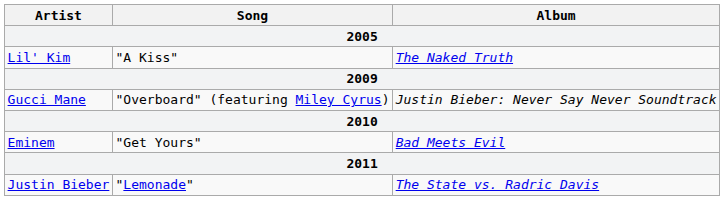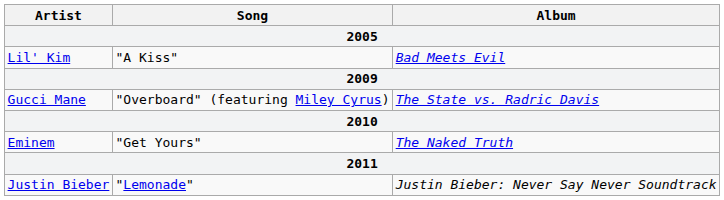(454, 57) The Naked Truth -> (450, 57) Bad Meets Evil
(556, 100) Justin Bieber: Never Say Never Soundtrack -> (497, 100) The State vs. Radric Davis
(450, 142) Bad Meets Evil -> (454, 142) The Naked Truth
(497, 185) The State vs. Radric Davis -> (556, 185) Justin Bieber: Never Say Never Soundtrack
